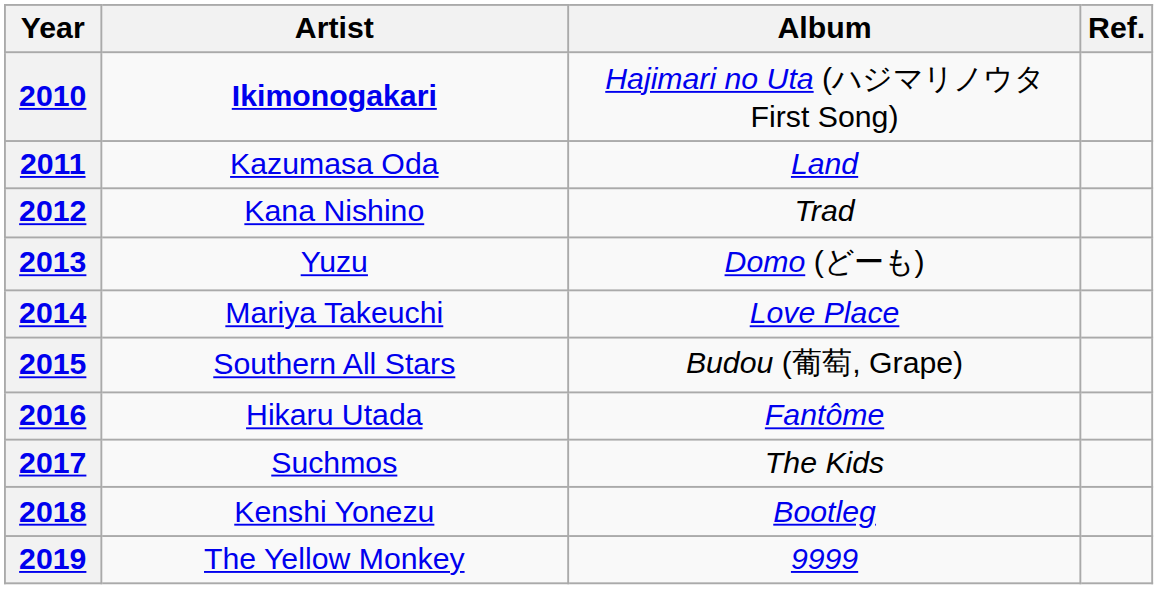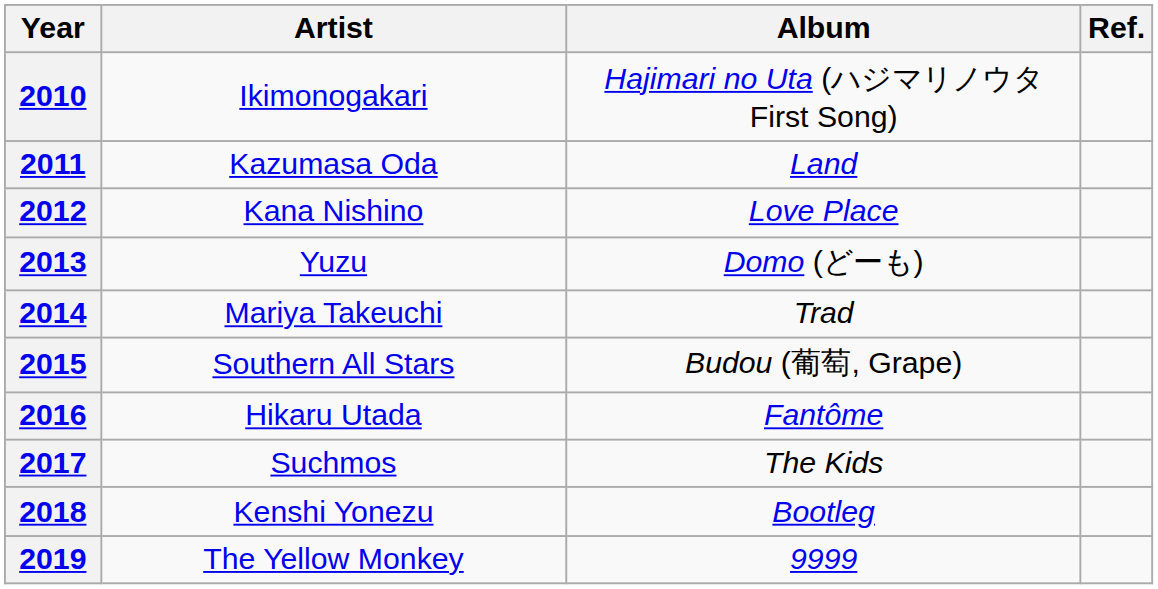(334, 96) bold -> (333, 96) normal
(825, 212) Trad -> (824, 212) Love Place
(825, 313) Love Place -> (824, 313) Trad
